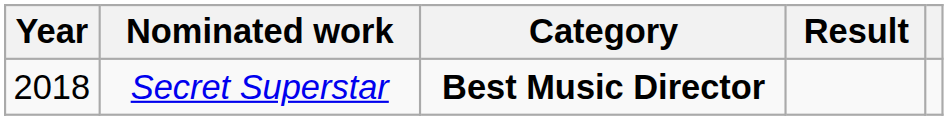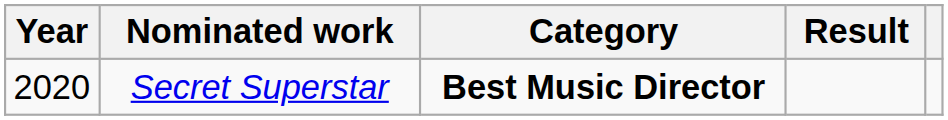(52, 86) 2018 -> (52, 86) 2020
